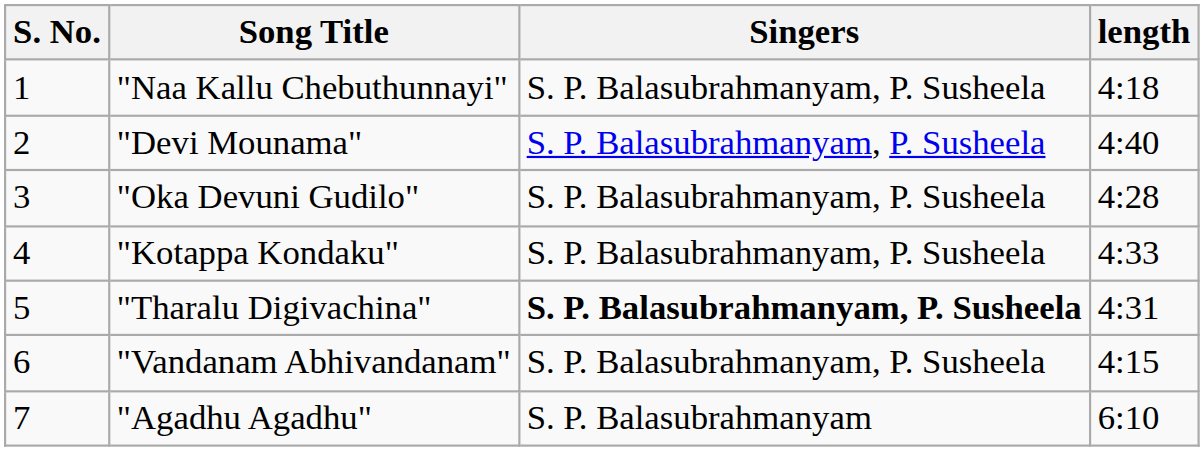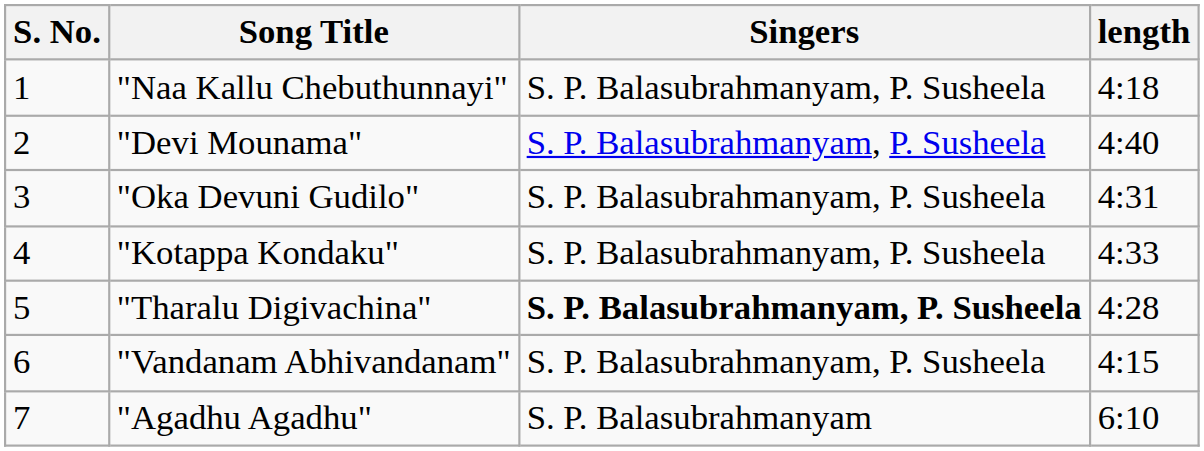(1129, 197) 4:28 -> (1129, 197) 4:31
(1129, 307) 4:31 -> (1129, 307) 4:28
